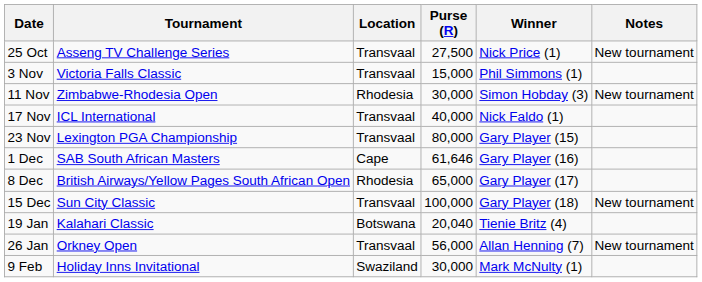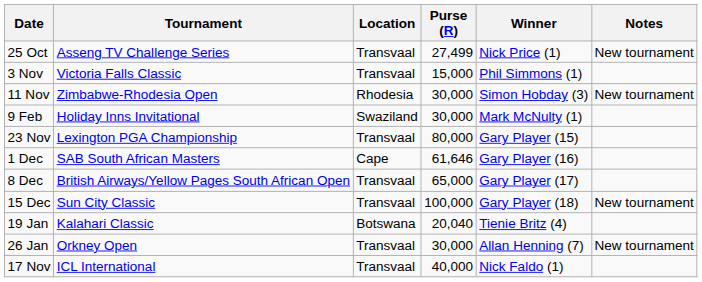(452, 52) 27,500 -> (452, 52) 27,499
rows swapped: (29, 116) <-> (25, 266)
(385, 180) Rhodesia -> (386, 180) Transvaal
(452, 245) 56,000 -> (452, 245) 30,000
